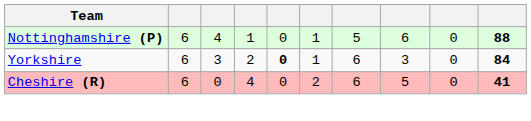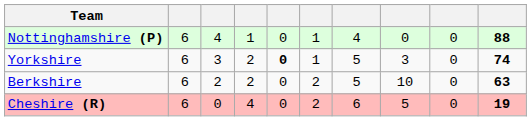(357, 38) 5 -> (357, 38) 4
(405, 38) 6 -> (405, 38) 0
(357, 60) 6 -> (357, 60) 5
(502, 60) 84 -> (502, 60) 74
+ row: (45, 82)
(502, 82) 41 -> (502, 105) 19
